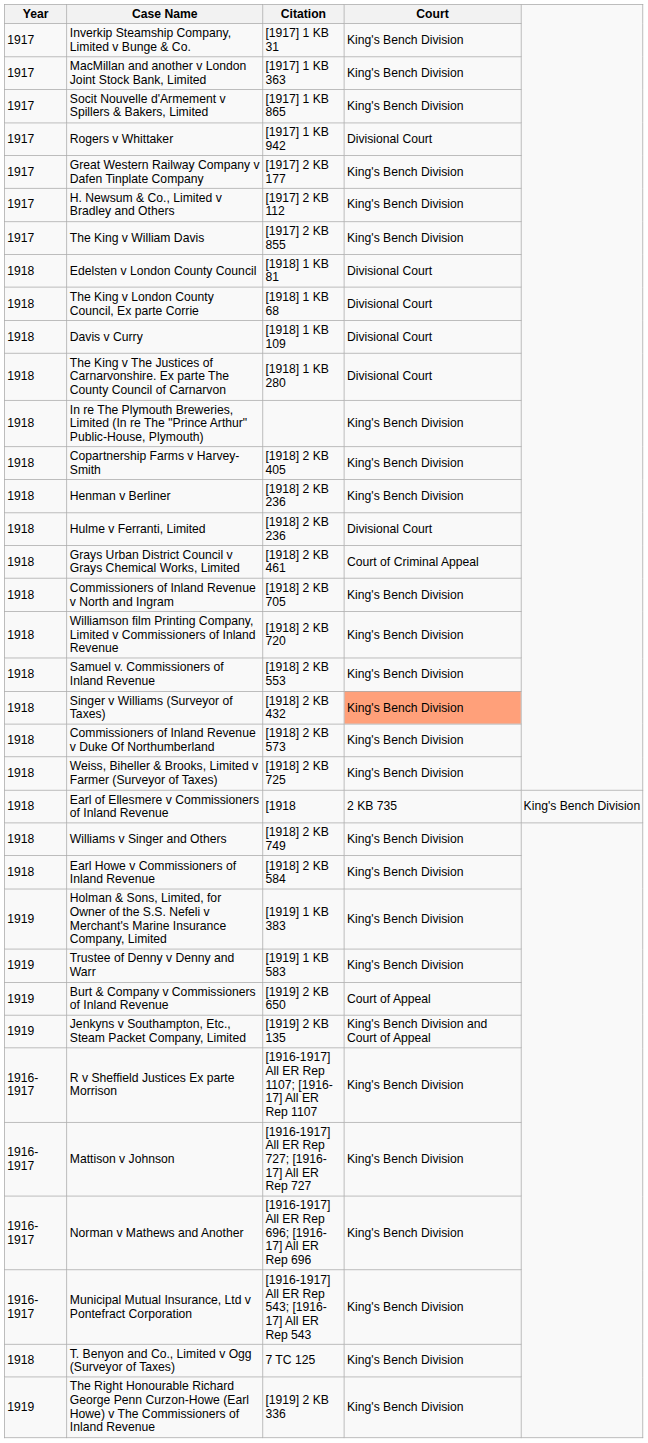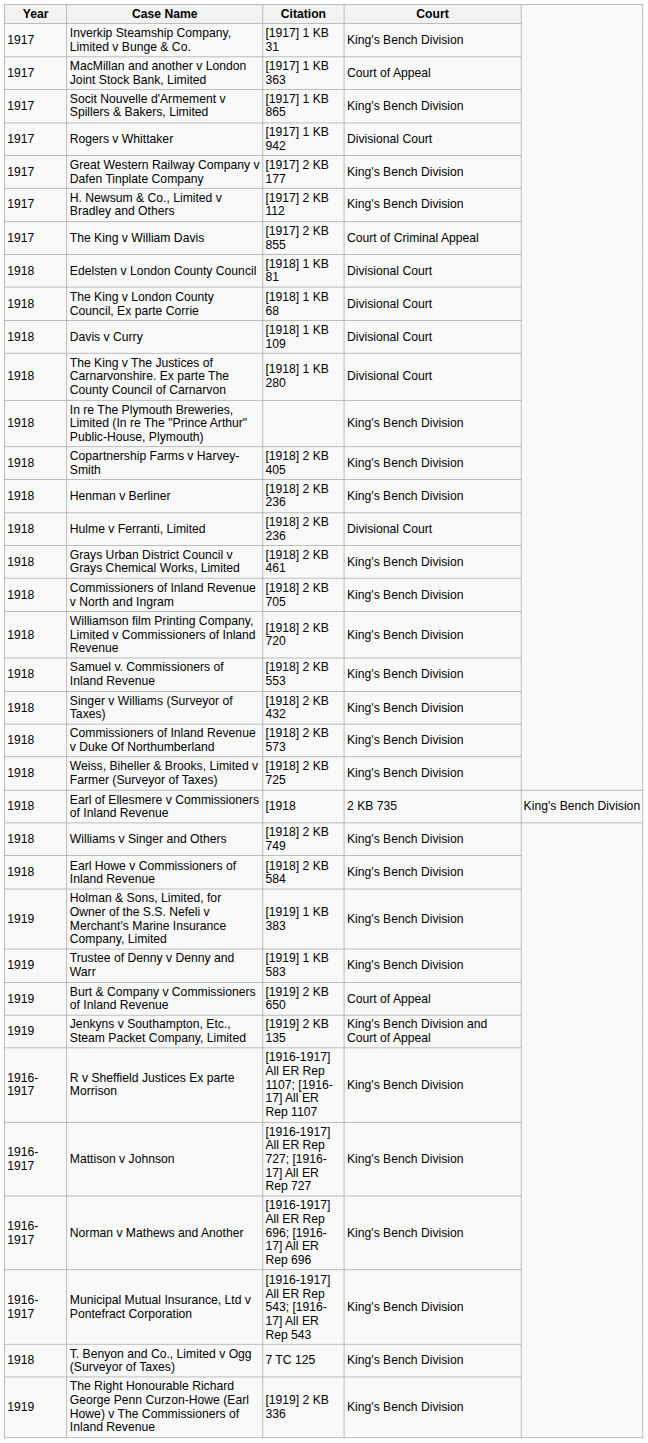(405, 73) King's Bench Division -> (389, 73) Court of Appeal
(405, 238) King's Bench Division -> (413, 238) Court of Criminal Appeal
(413, 562) Court of Criminal Appeal -> (405, 562) King's Bench Division
(405, 707) lightsalmon background -> (405, 707) no background
